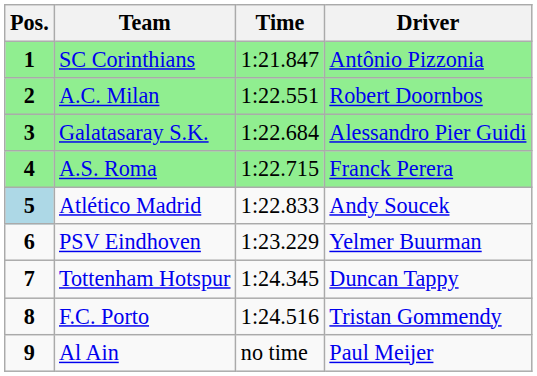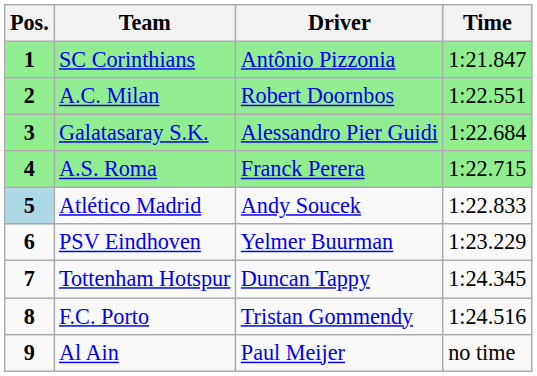columns swapped: (428, 22) <-> (280, 22)
